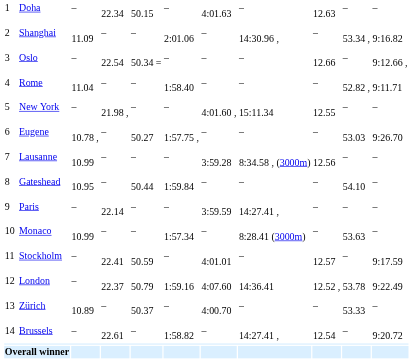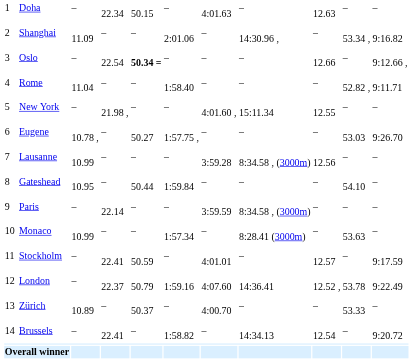(146, 63) normal -> (146, 63) bold
(259, 212) 14:27.41 , -> (275, 212) 8:34.58 , (3000m)
(112, 336) 22.61 -> (112, 336) 22.41
(259, 336) 14:27.41 , -> (256, 336) 14:34.13
